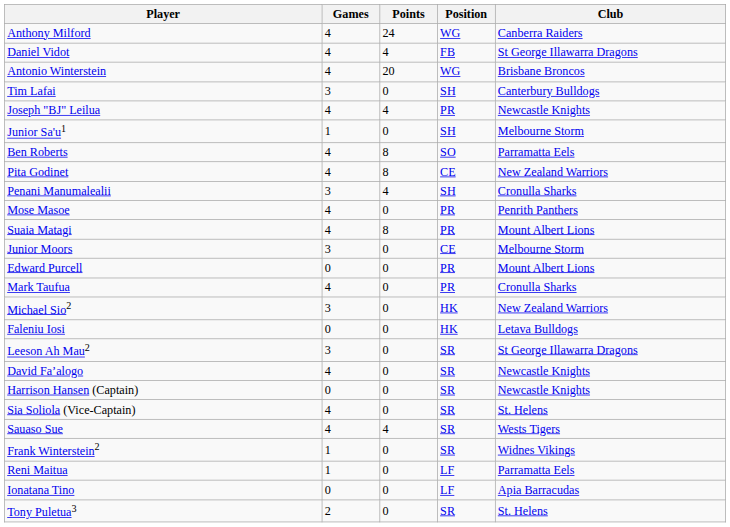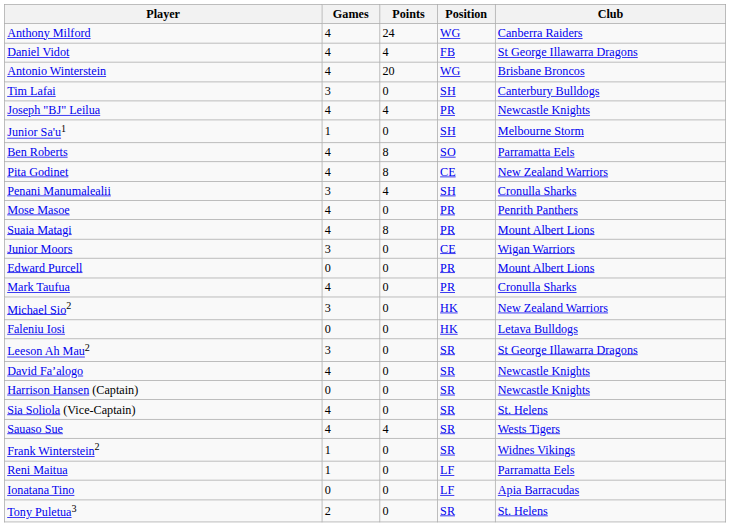(541, 248) Melbourne Storm -> (536, 248) Wigan Warriors
